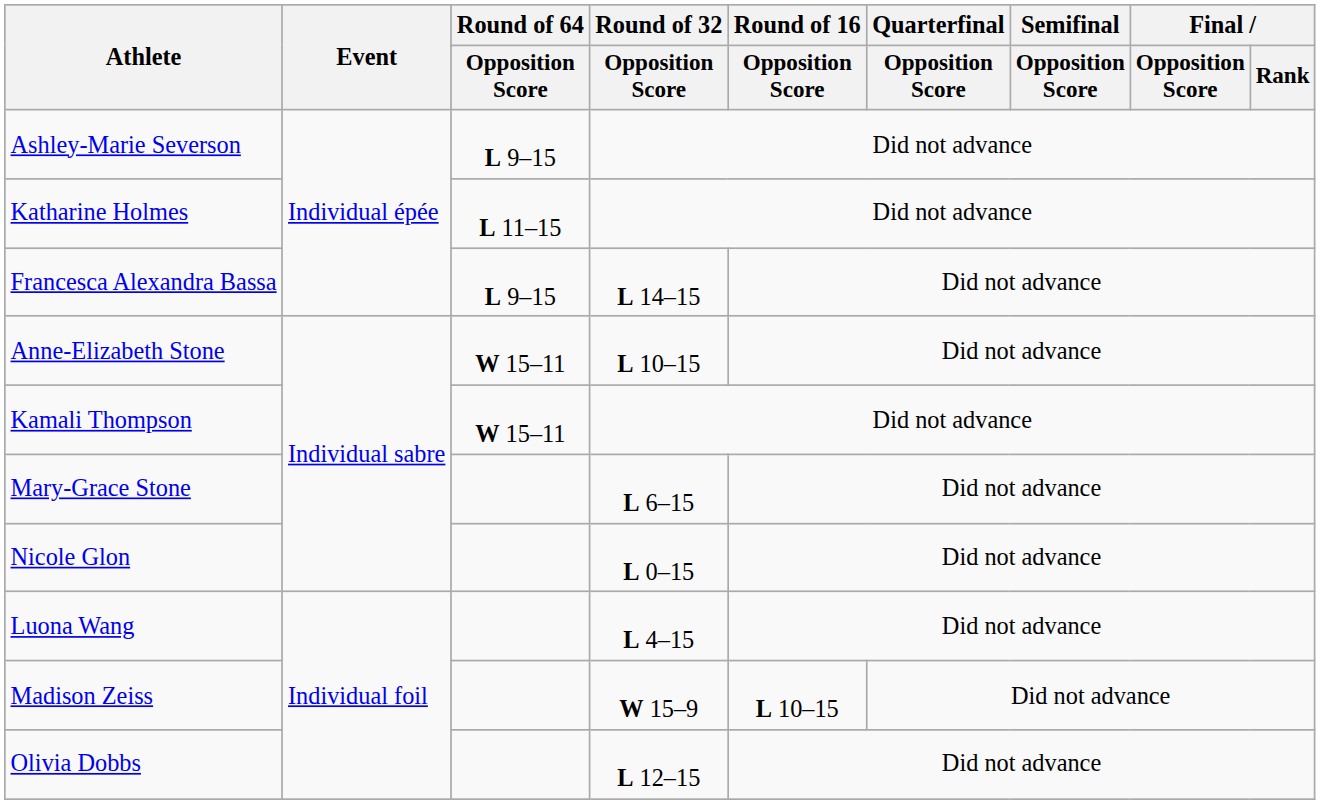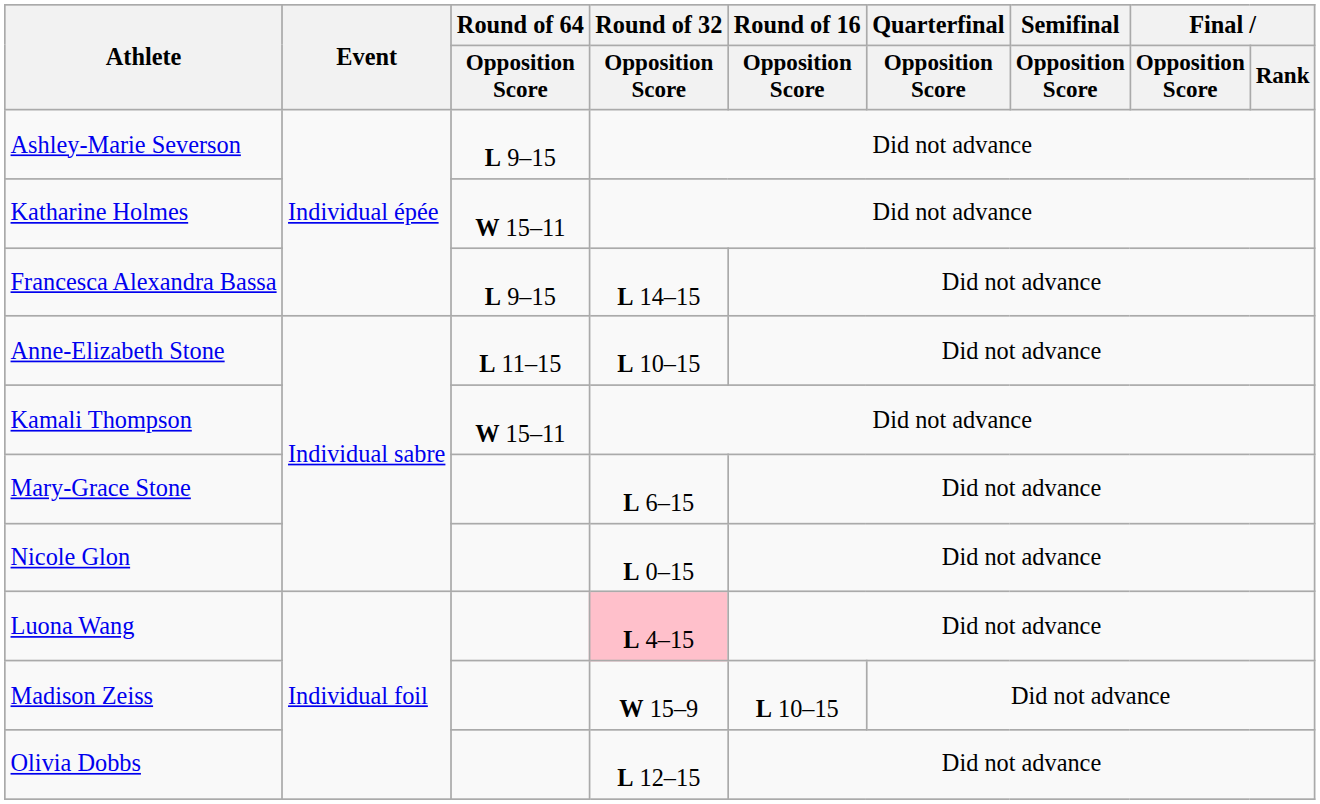(520, 227) L 11–15 -> (520, 227) W 15–11
(520, 365) W 15–11 -> (520, 365) L 11–15
(659, 640) no background -> (659, 640) pink background
